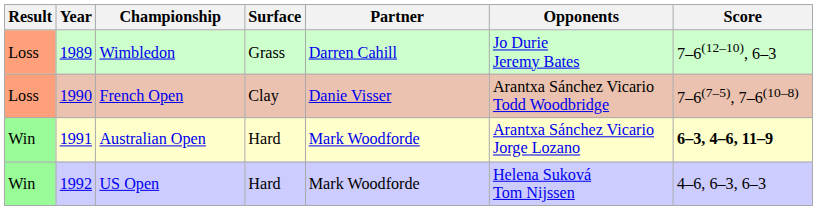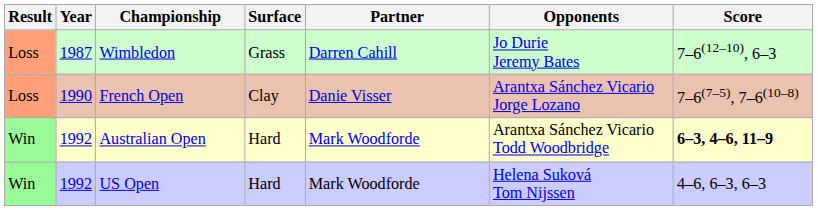(76, 52) 1989 -> (76, 52) 1987
(573, 95) Arantxa Sánchez Vicario Todd Woodbridge -> (573, 95) Arantxa Sánchez Vicario Jorge Lozano
(76, 139) 1991 -> (76, 139) 1992
(573, 139) Arantxa Sánchez Vicario Jorge Lozano -> (573, 139) Arantxa Sánchez Vicario Todd Woodbridge
